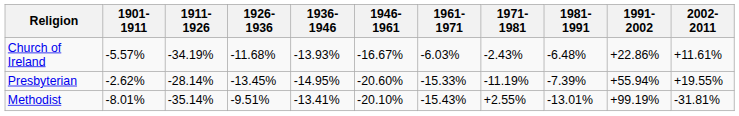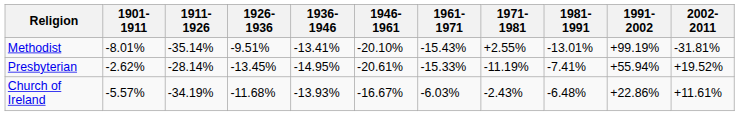rows swapped: (35, 54) <-> (35, 100)
(380, 81) -20.60% -> (380, 67) -20.61%
(567, 81) -7.39% -> (567, 67) -7.41%
(698, 81) +19.55% -> (698, 67) +19.52%
